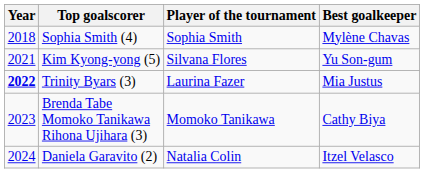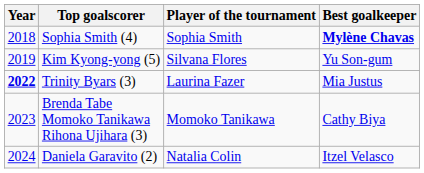(366, 37) normal -> (368, 37) bold
(22, 59) 2021 -> (22, 59) 2019
